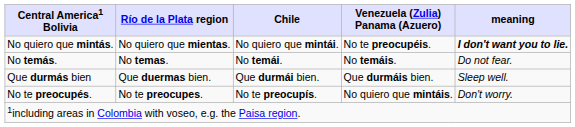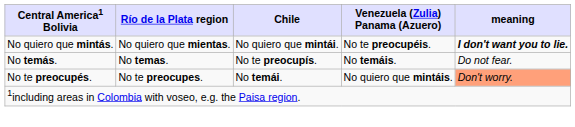(259, 61) No temái. -> (276, 61) No te preocupís.
- row: (49, 77)
(276, 94) No te preocupís. -> (259, 77) No temái.
(485, 94) no background -> (485, 77) lightsalmon background
